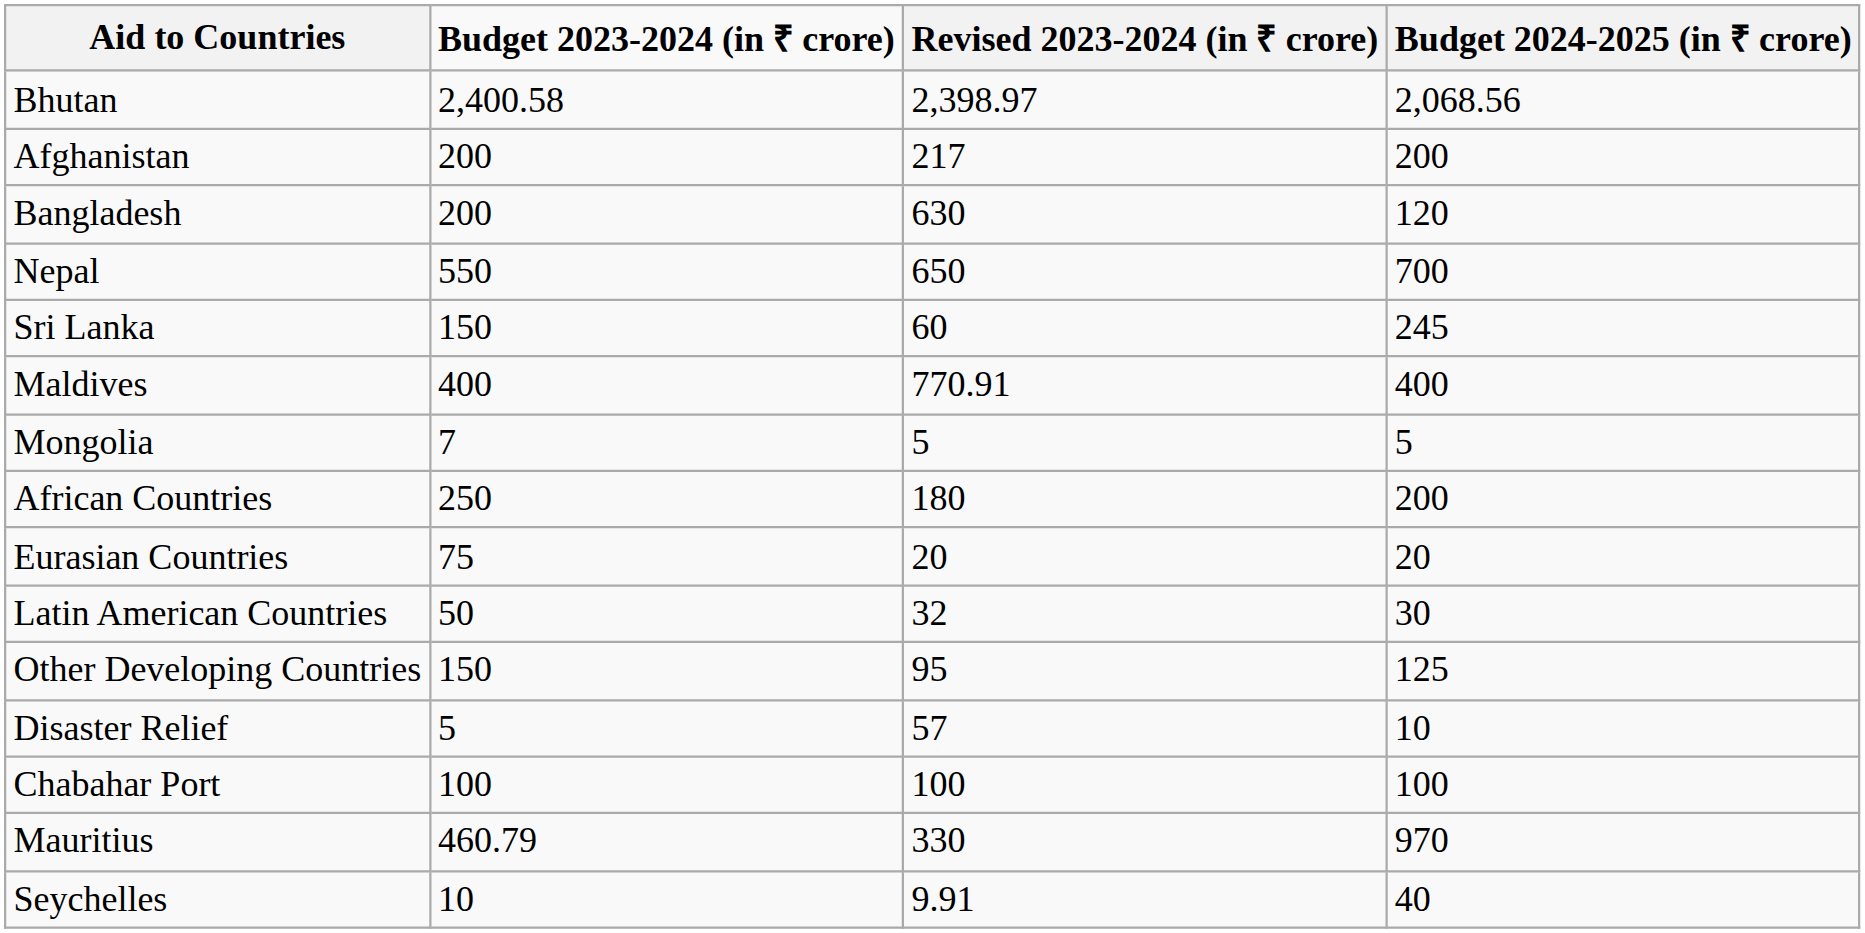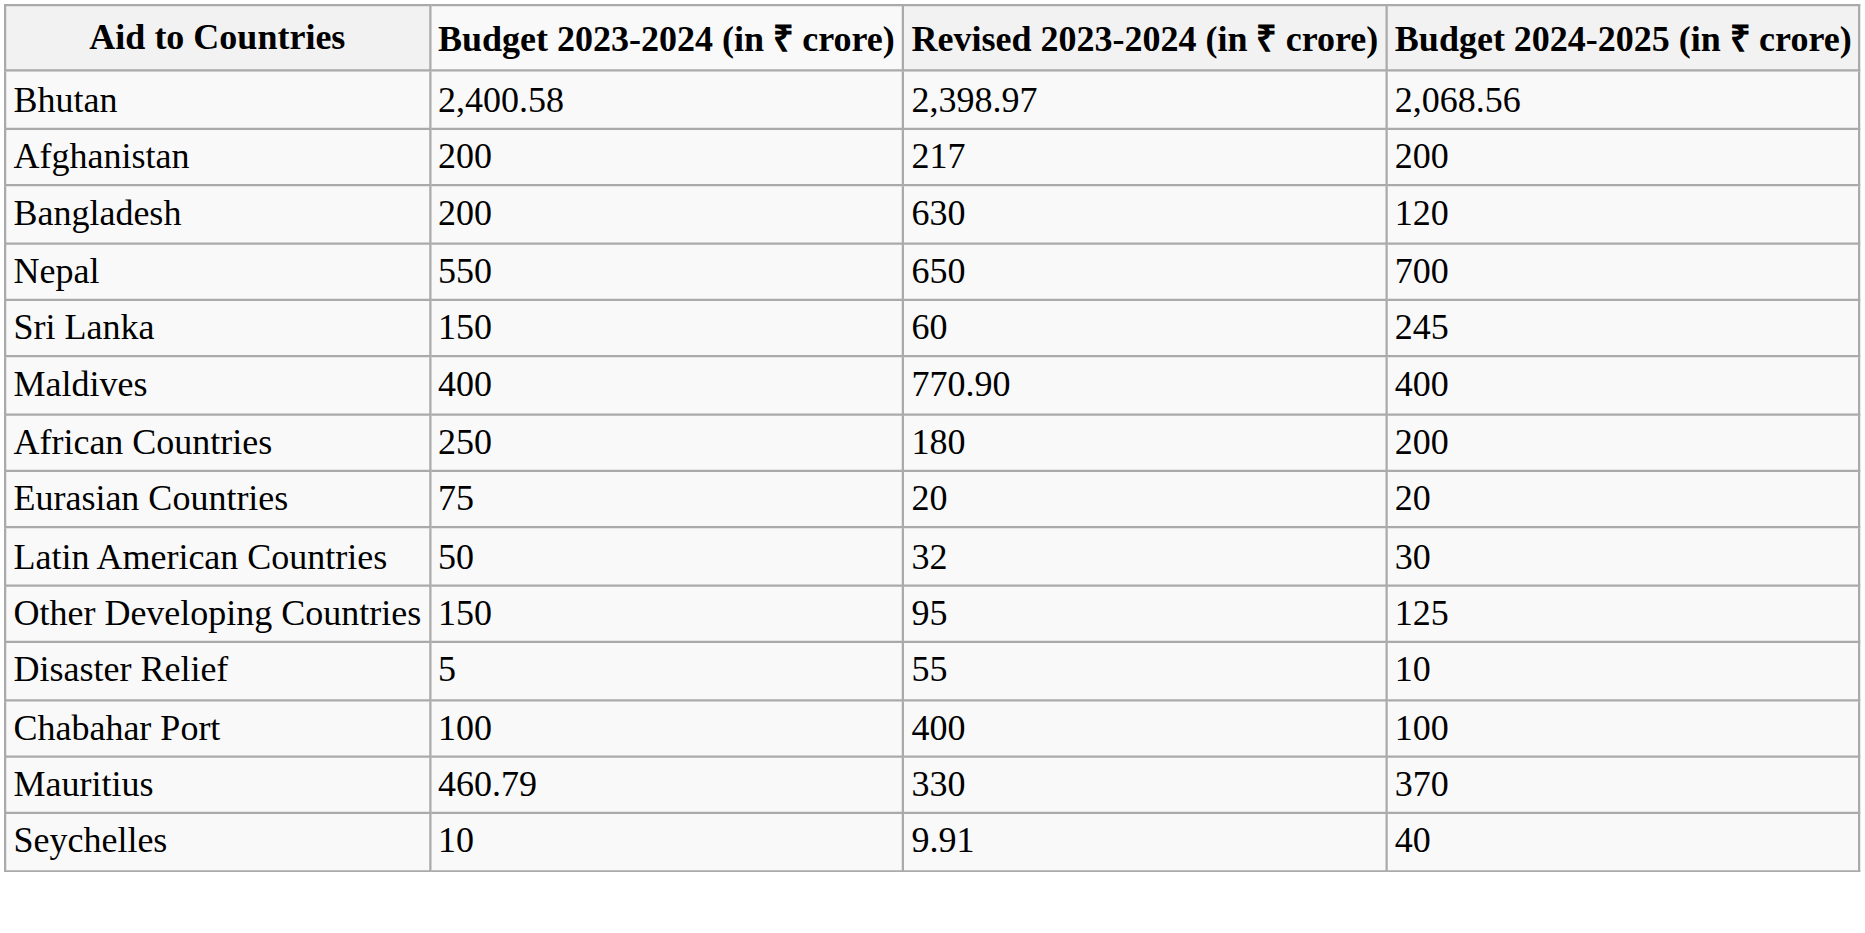(961, 384) 770.91 -> (961, 384) 770.90
- row: (83, 441)
(929, 727) 57 -> (929, 670) 55
(938, 784) 100 -> (938, 727) 400
(1422, 841) 970 -> (1422, 784) 370
